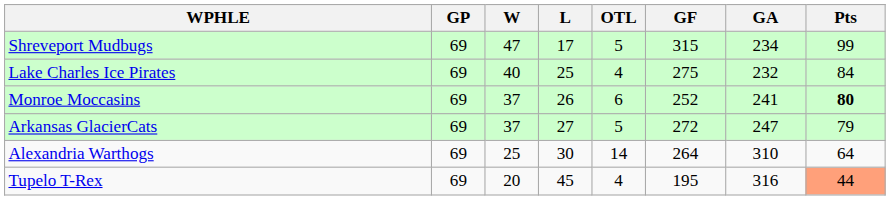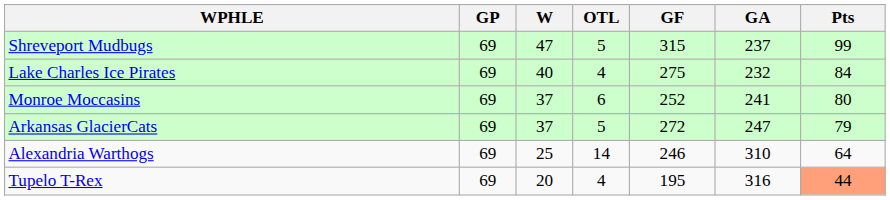- column: (565, 18)
(765, 45) 234 -> (758, 45) 237
(846, 99) bold -> (843, 99) normal
(685, 153) 264 -> (672, 153) 246
